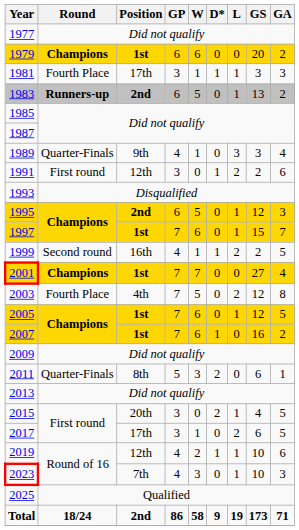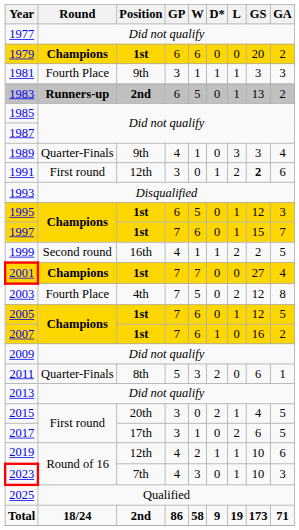(141, 73) 17th -> (141, 73) 9th
(258, 172) normal -> (258, 172) bold
(141, 212) 2nd -> (141, 212) 1st
